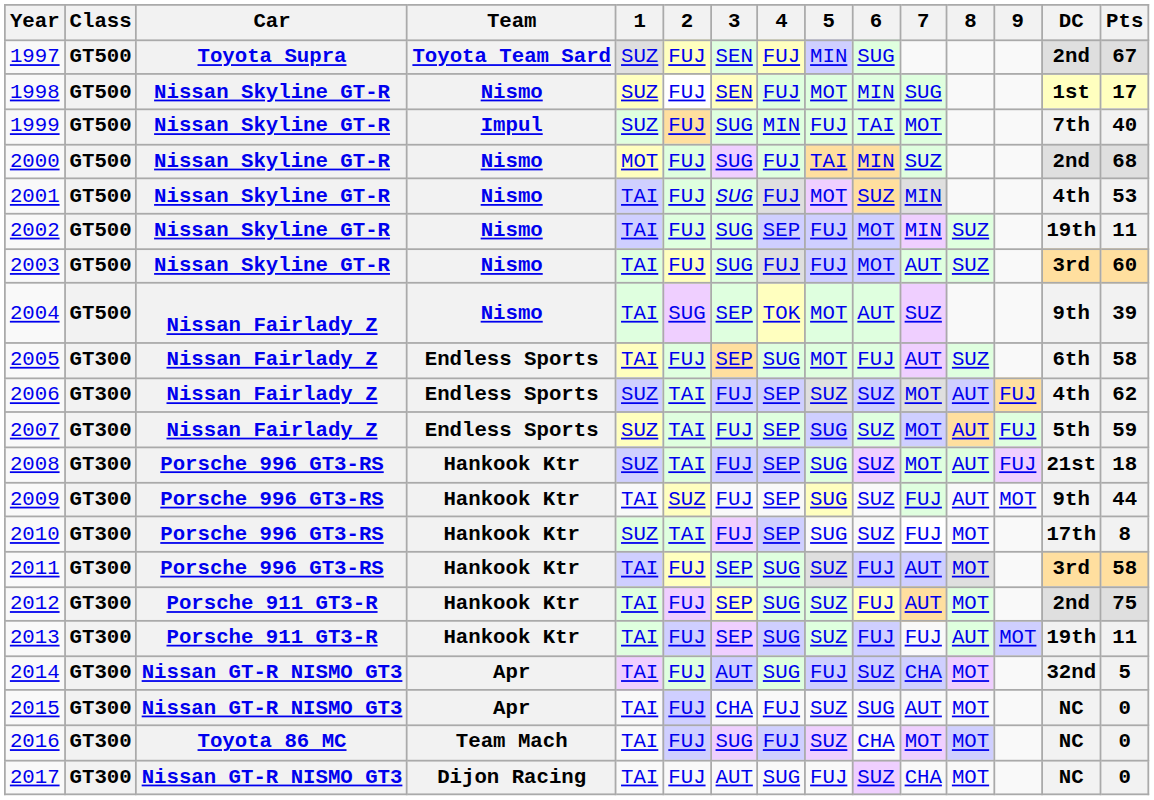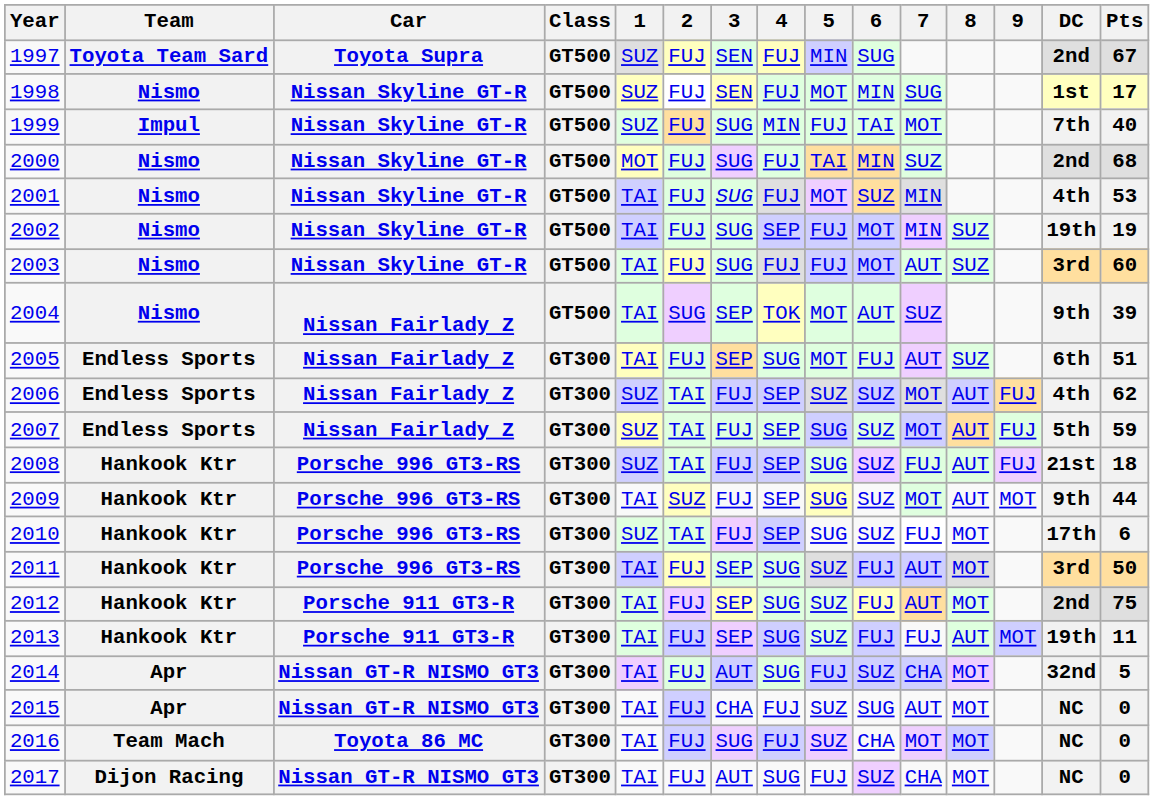columns swapped: (512, 22) <-> (101, 22)
(1125, 231) 11 -> (1125, 231) 19
(1125, 360) 58 -> (1125, 360) 51
(923, 464) MOT -> (923, 464) FUJ
(923, 499) FUJ -> (923, 499) MOT
(1125, 534) 8 -> (1125, 534) 6
(1125, 569) 58 -> (1125, 569) 50
